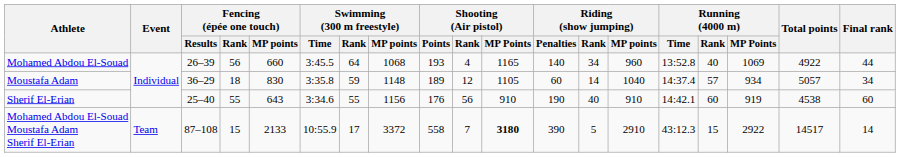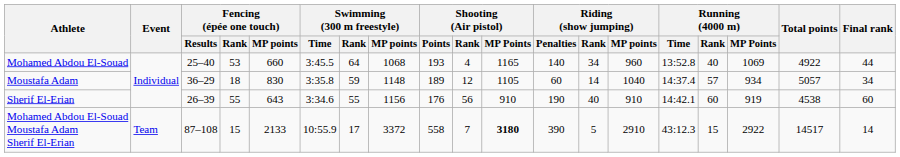(201, 62) 26–39 -> (201, 62) 25–40
(235, 62) 56 -> (235, 62) 53
(201, 99) 25–40 -> (201, 99) 26–39
